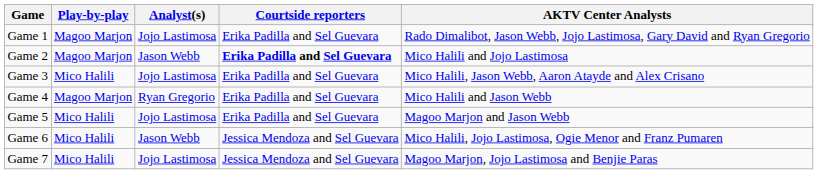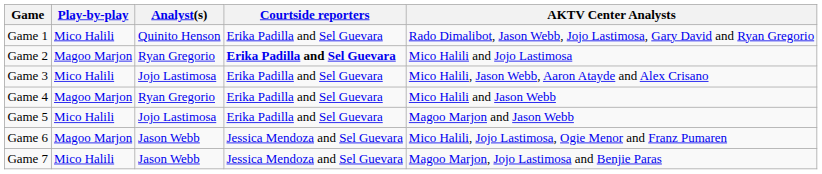(93, 35) Magoo Marjon -> (84, 35) Mico Halili
(177, 35) Jojo Lastimosa -> (179, 35) Quinito Henson
(169, 55) Jason Webb -> (177, 55) Ryan Gregorio
(84, 138) Mico Halili -> (93, 138) Magoo Marjon
(177, 158) Jojo Lastimosa -> (169, 158) Jason Webb
